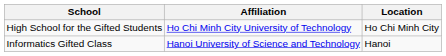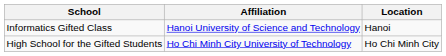rows swapped: (59, 43) <-> (84, 28)
